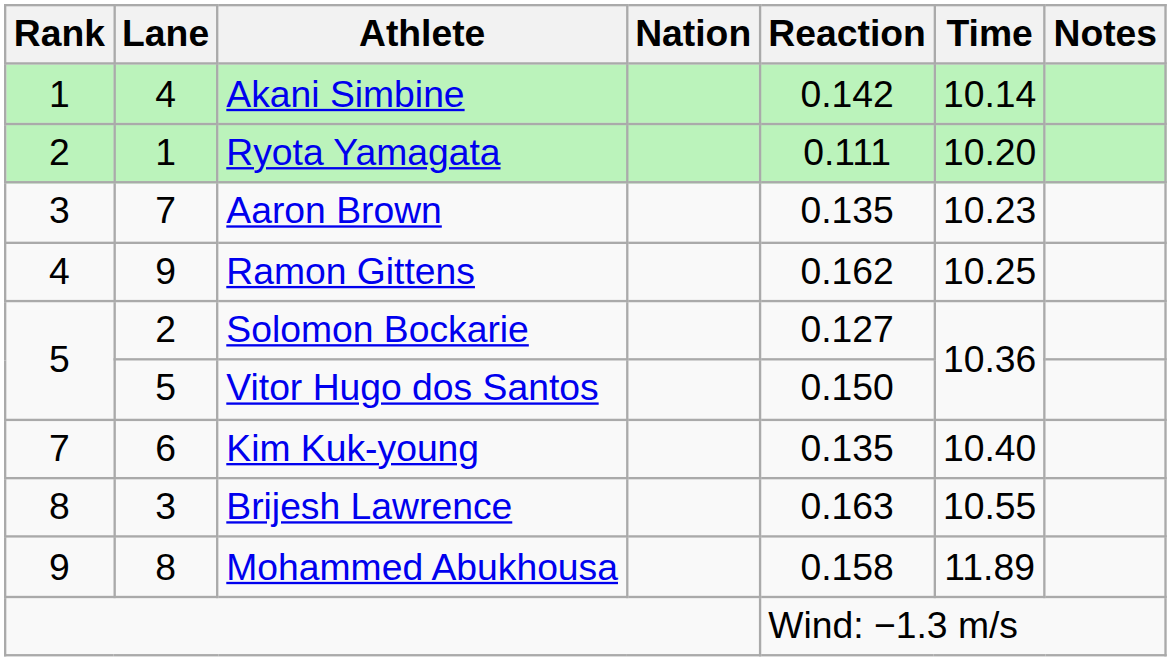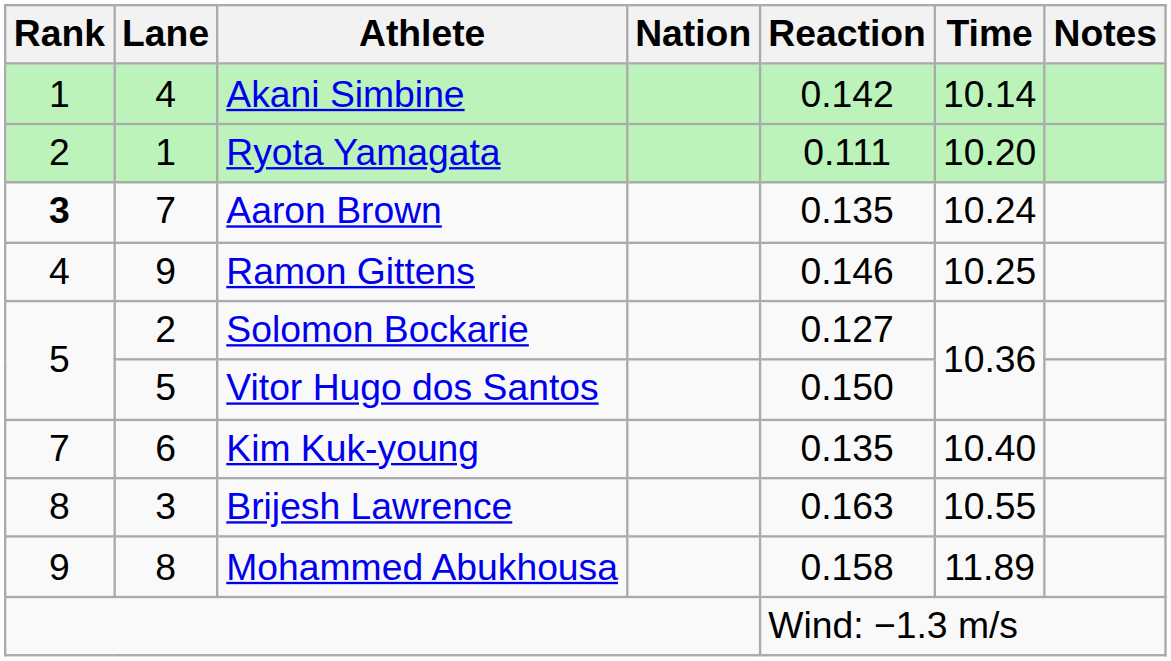(59, 211) normal -> (59, 211) bold
(990, 211) 10.23 -> (990, 211) 10.24
(847, 270) 0.162 -> (847, 270) 0.146
